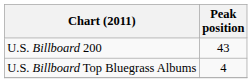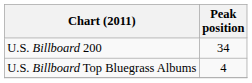(223, 48) 43 -> (223, 48) 34
